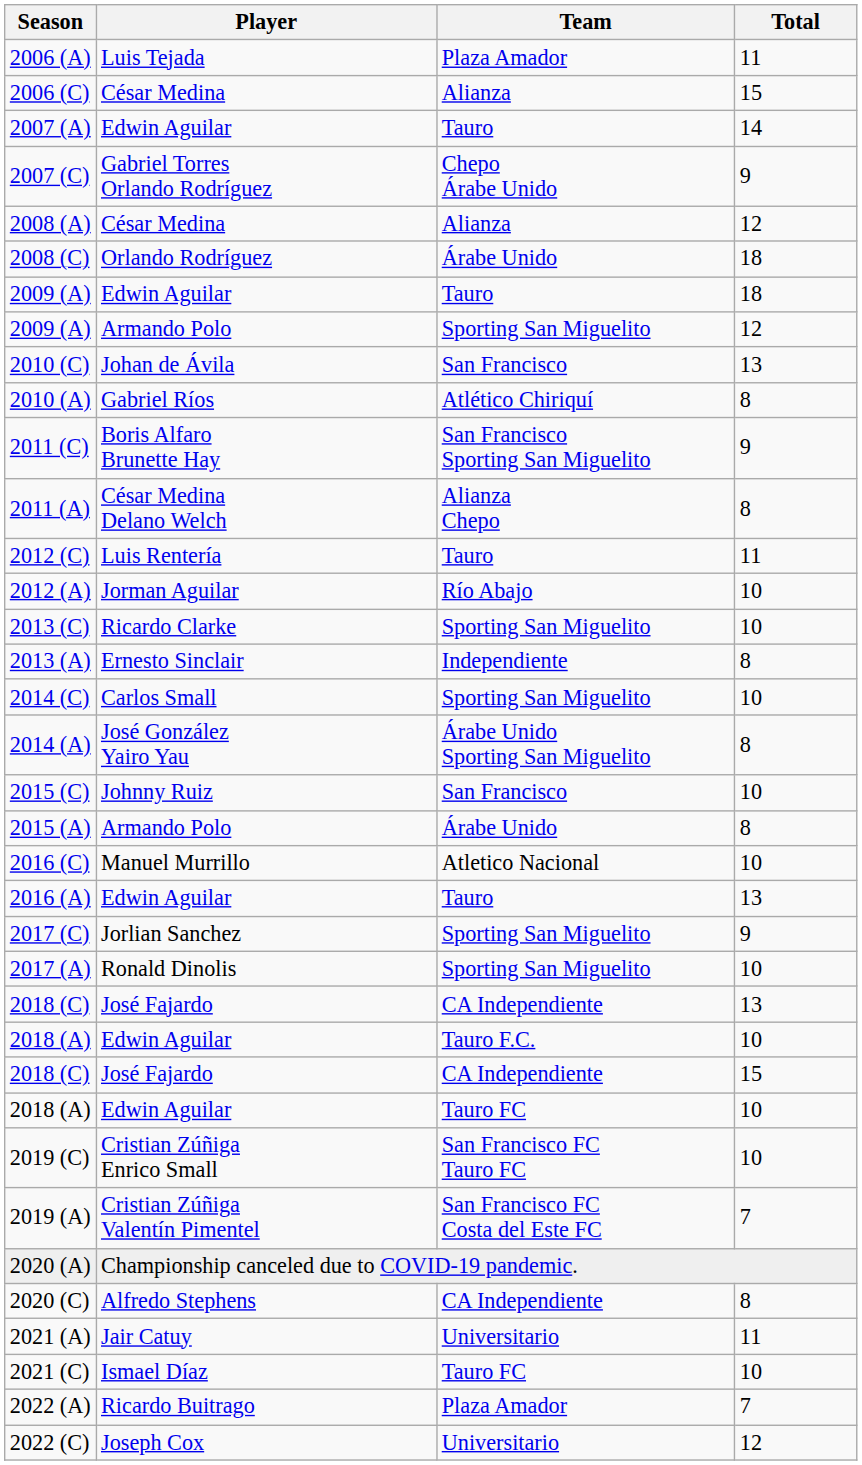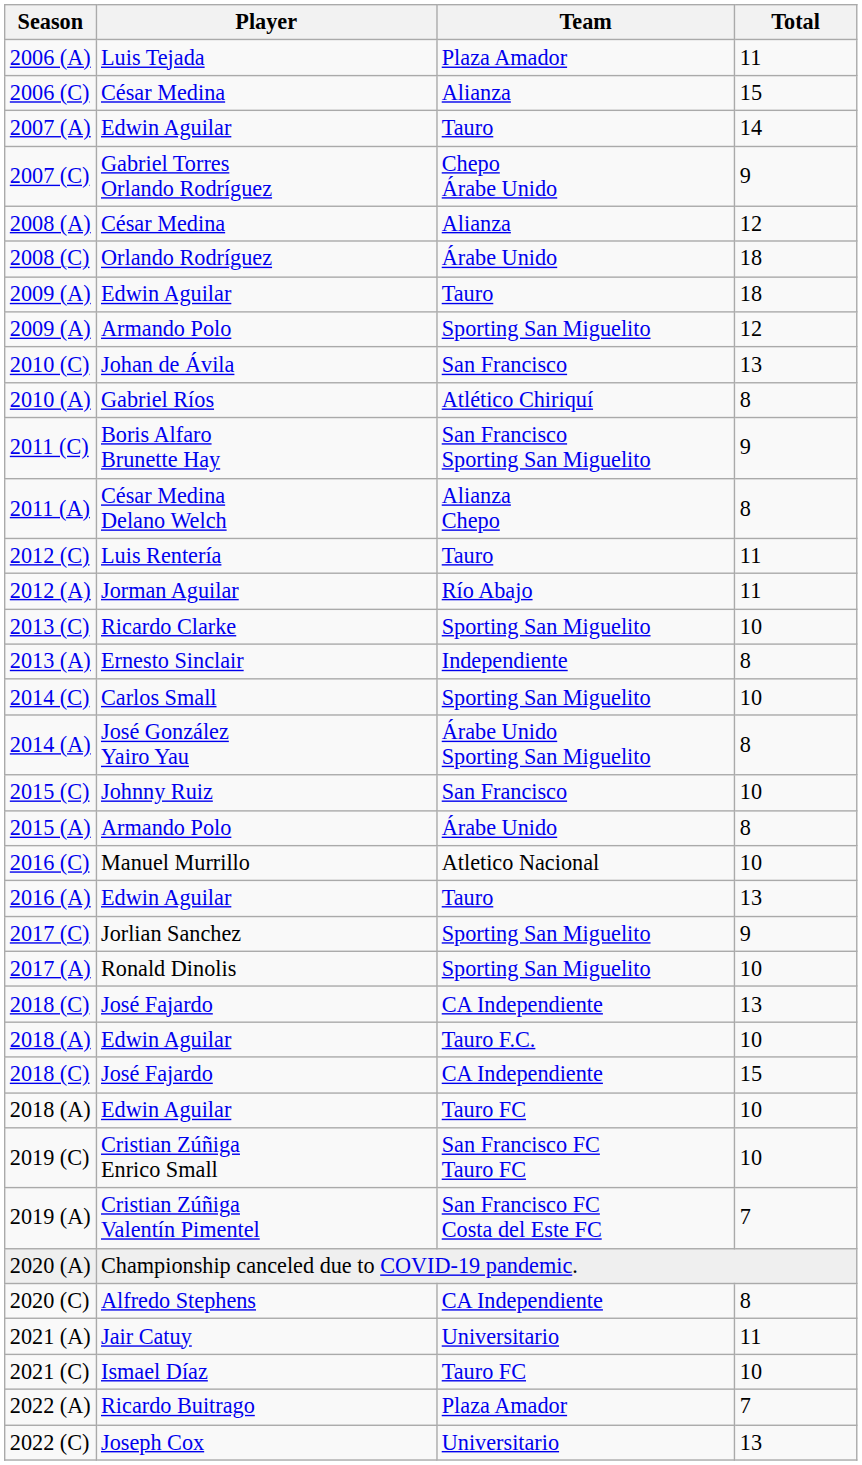(751, 590) 10 -> (751, 590) 11
(751, 1442) 12 -> (751, 1442) 13
